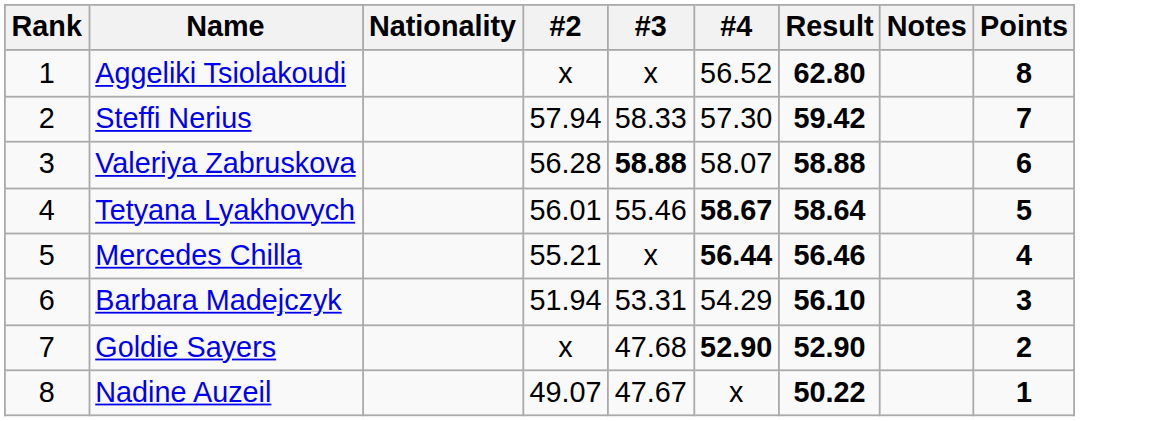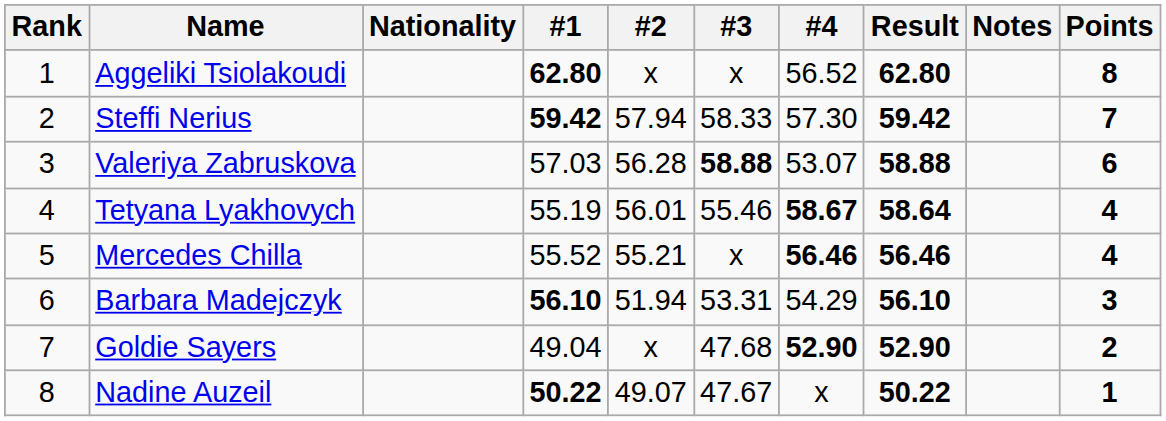+ column: (565, 27)
(736, 164) 58.07 -> (822, 164) 53.07
(1024, 210) 5 -> (1109, 210) 4
(736, 255) 56.44 -> (822, 255) 56.46
